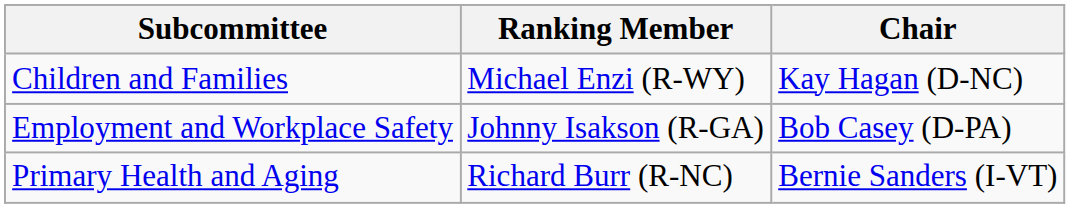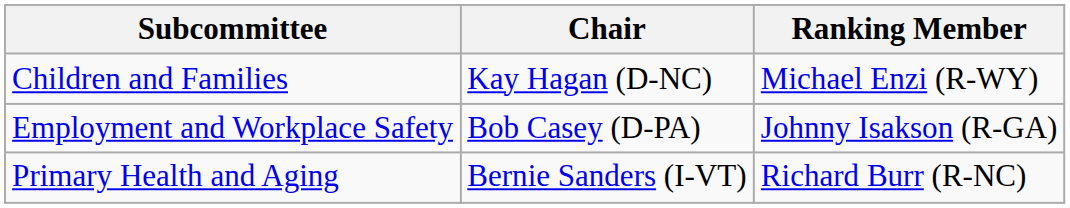columns swapped: (918, 29) <-> (616, 29)
